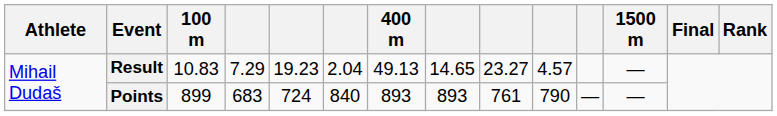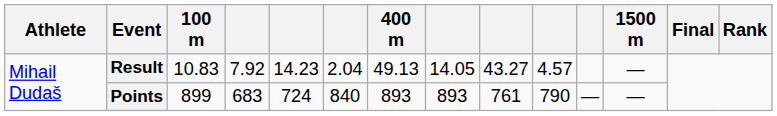(247, 68) 7.29 -> (247, 68) 7.92
(296, 68) 19.23 -> (296, 68) 14.23
(452, 68) 14.65 -> (452, 68) 14.05
(506, 68) 23.27 -> (506, 68) 43.27
